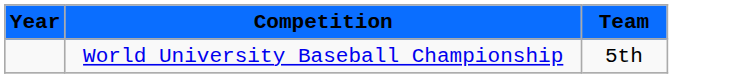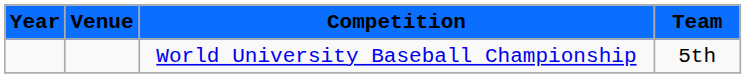+ column: (102, 22)
